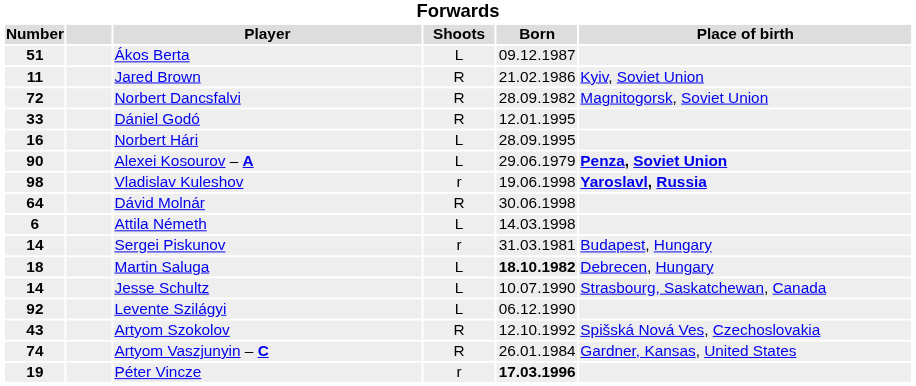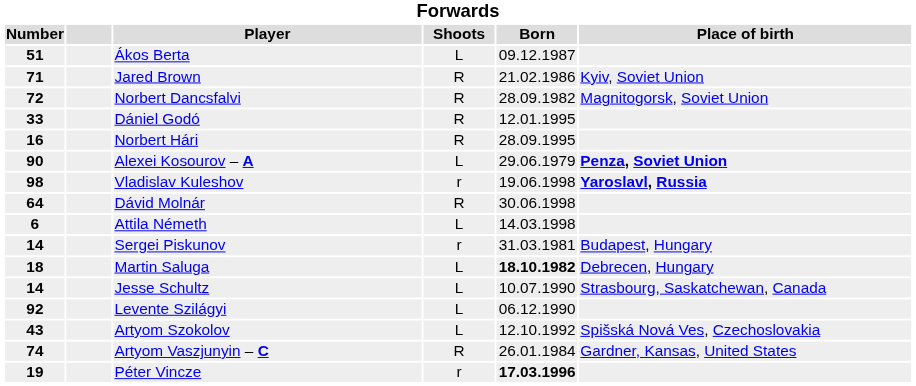(35, 76) 11 -> (35, 76) 71
(459, 140) L -> (459, 140) R
(459, 330) R -> (459, 330) L
